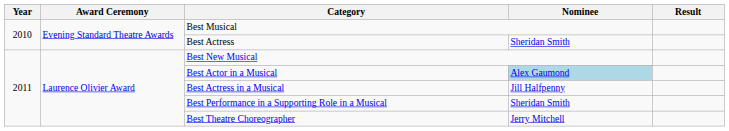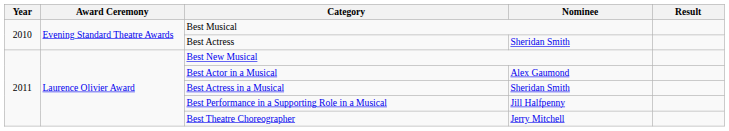(540, 73) lightblue background -> (540, 73) no background
(538, 88) Jill Halfpenny -> (540, 88) Sheridan Smith
(540, 103) Sheridan Smith -> (538, 103) Jill Halfpenny
